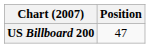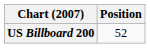(121, 33) 47 -> (121, 33) 52
